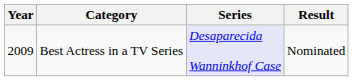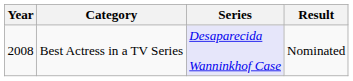(21, 50) 2009 -> (21, 50) 2008
